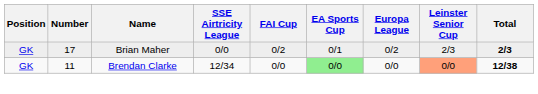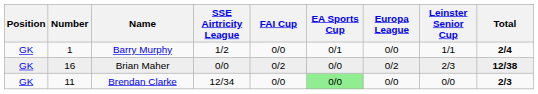+ row: (143, 50)
(70, 50) 17 -> (70, 66) 16
(335, 50) 0/1 -> (335, 66) 0/0
(505, 50) 2/3 -> (505, 66) 12/38
(448, 66) lightsalmon background -> (448, 81) no background
(505, 66) 12/38 -> (505, 81) 2/3
